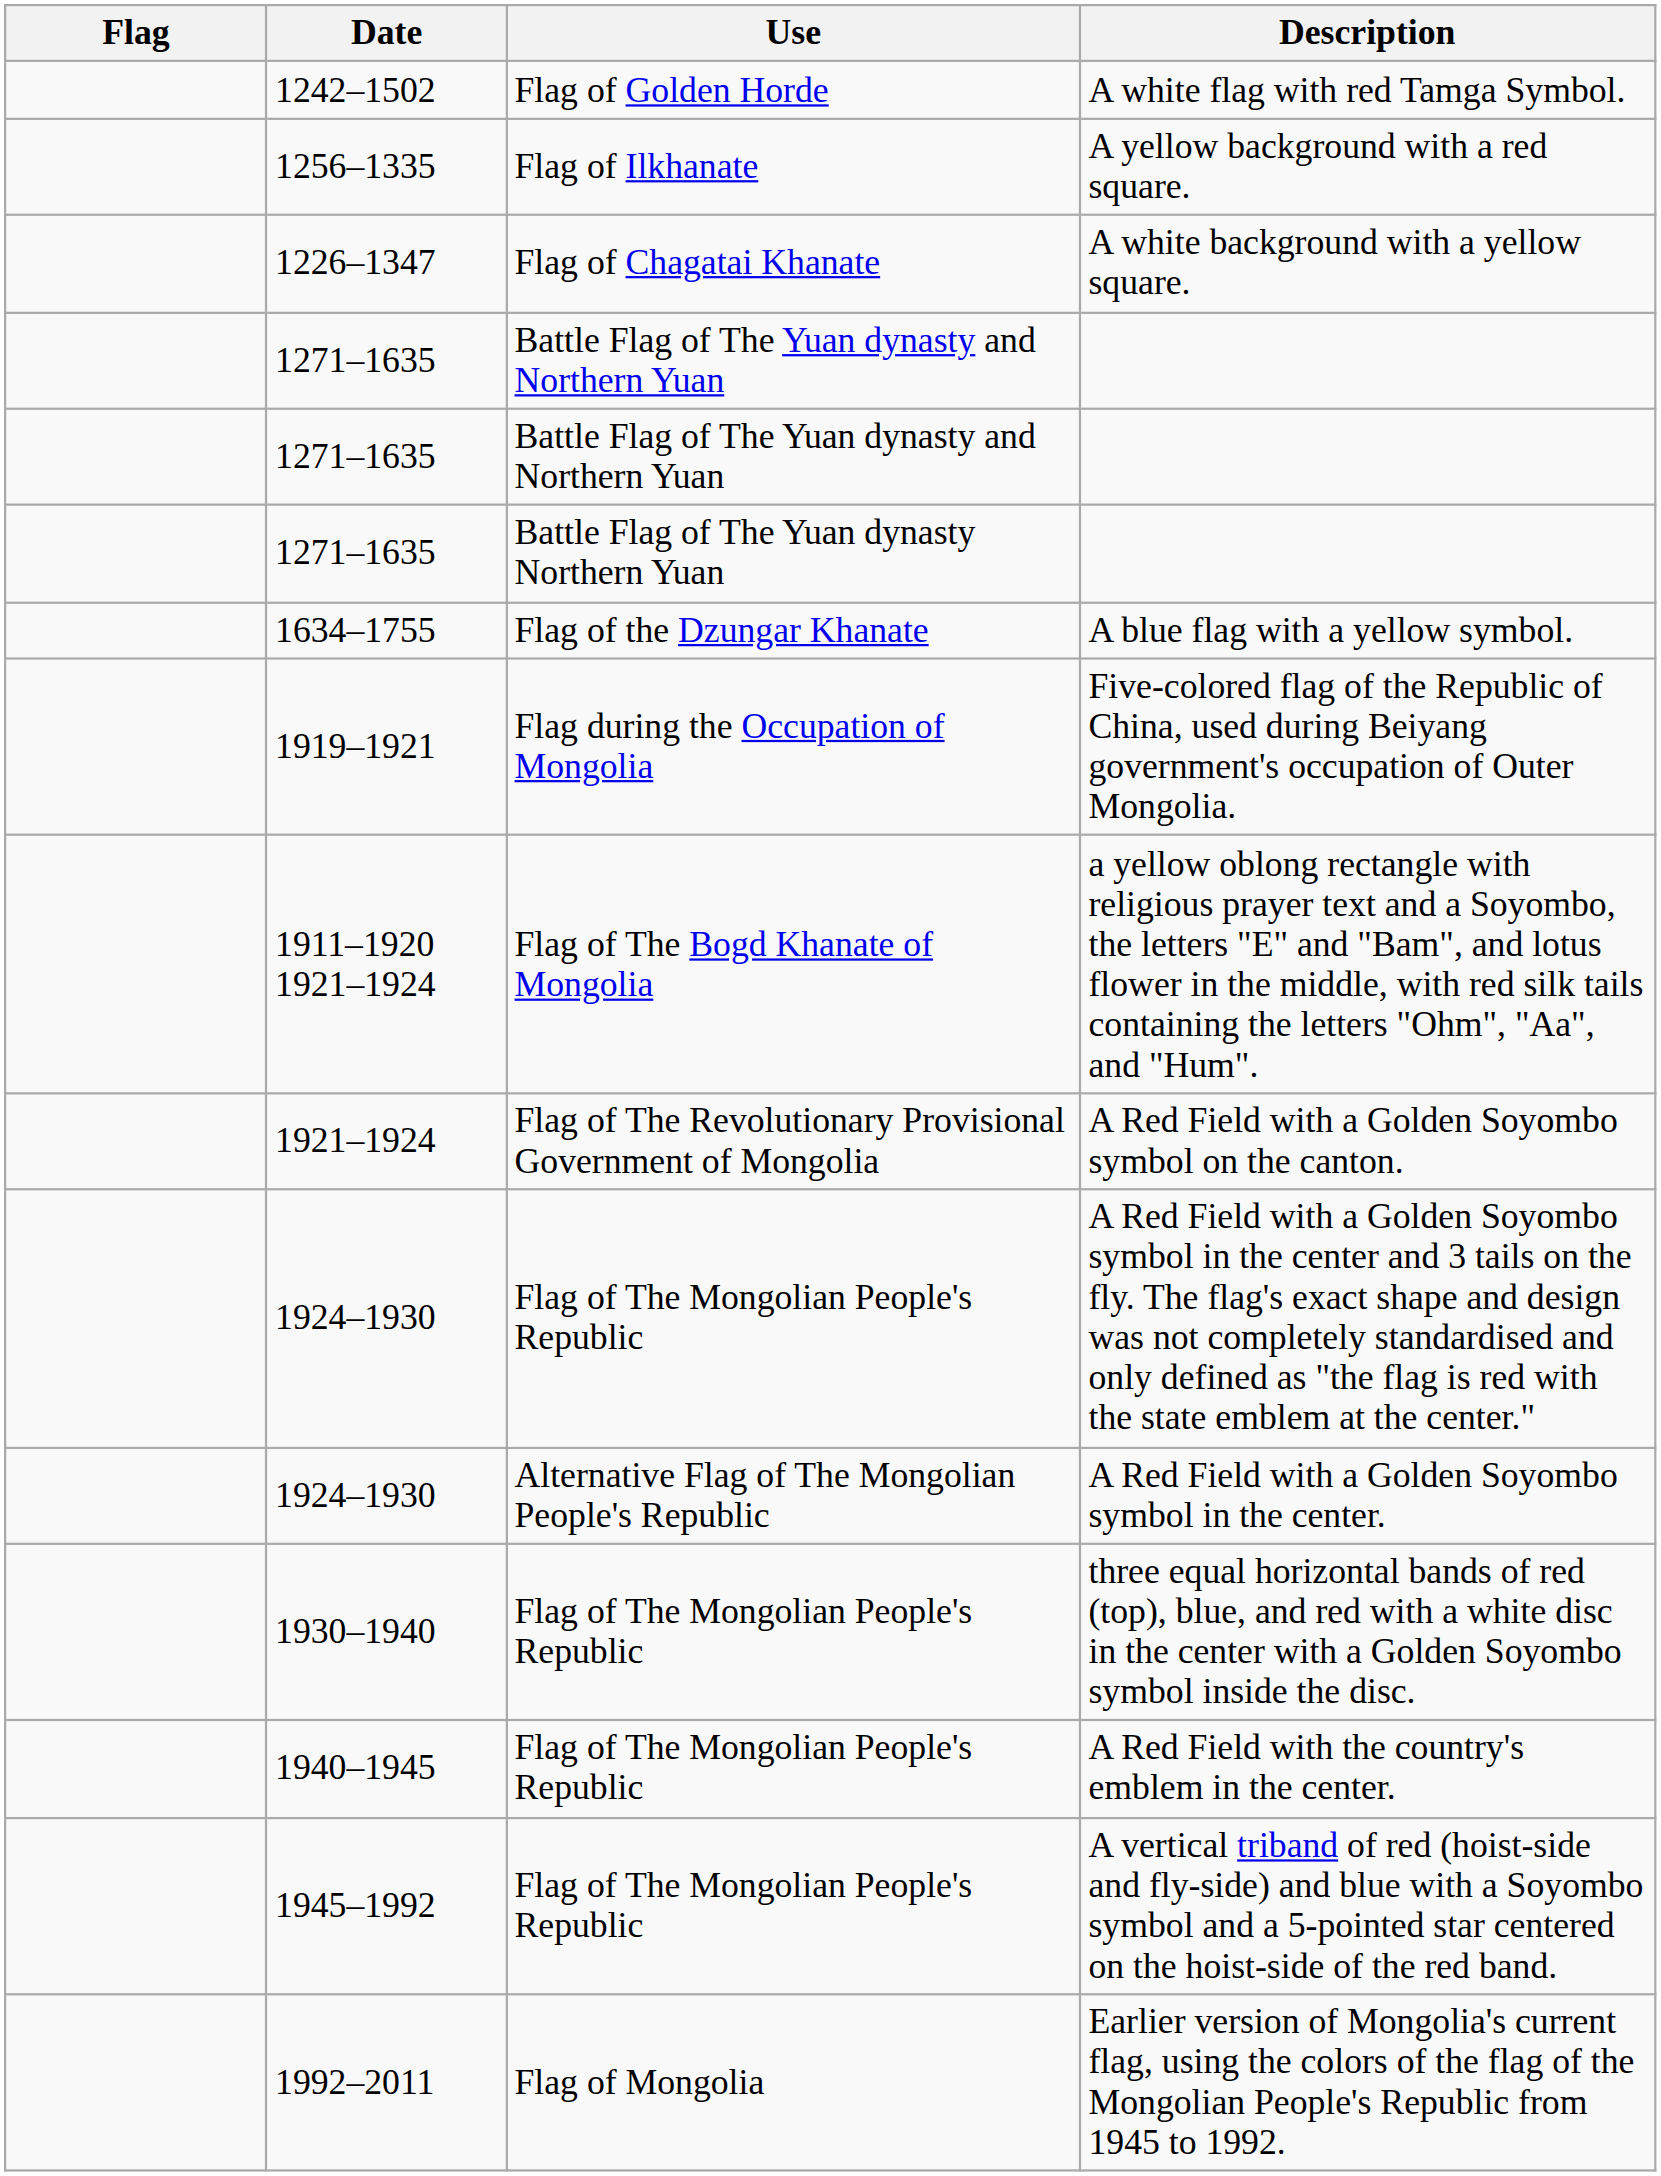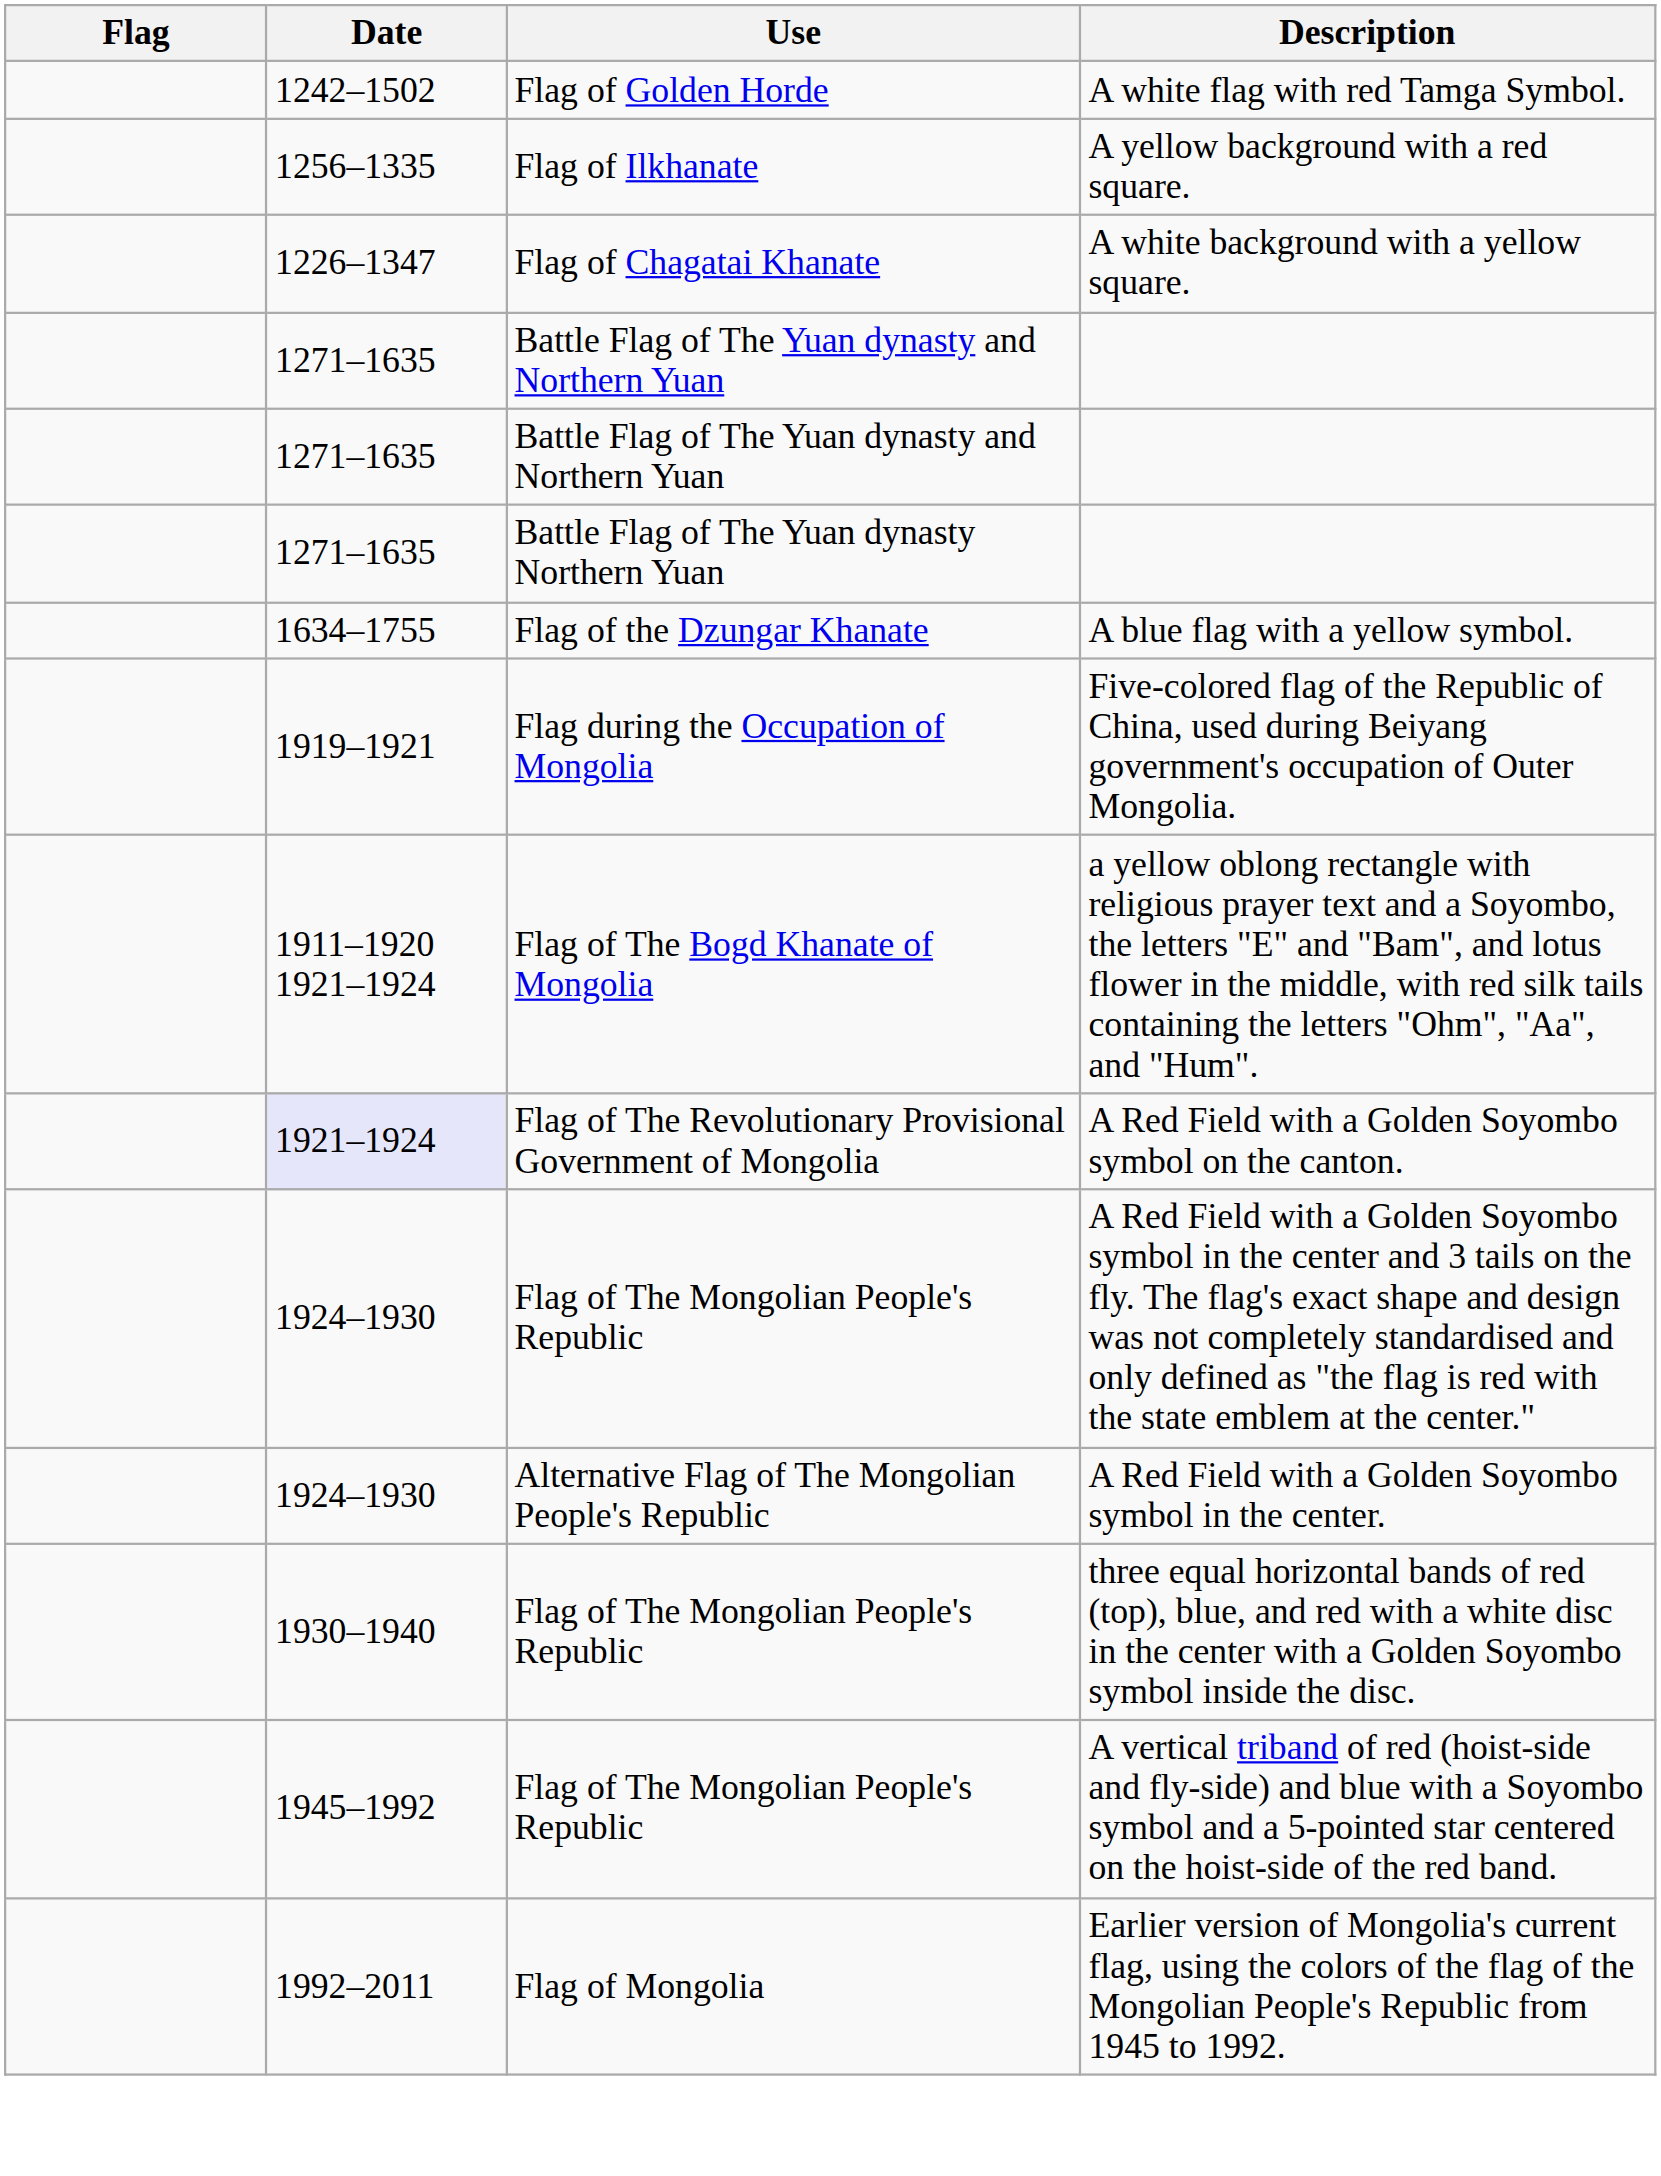(355, 1140) no background -> (355, 1140) lavender background
- row: (743, 1768)
